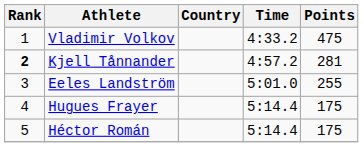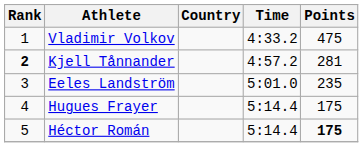(330, 85) 255 -> (330, 85) 235
(330, 130) normal -> (330, 130) bold
